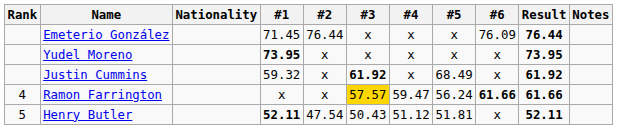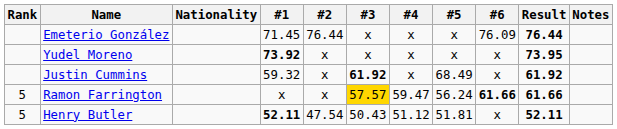(282, 55) 73.95 -> (282, 55) 73.92
(22, 95) 4 -> (22, 95) 5
